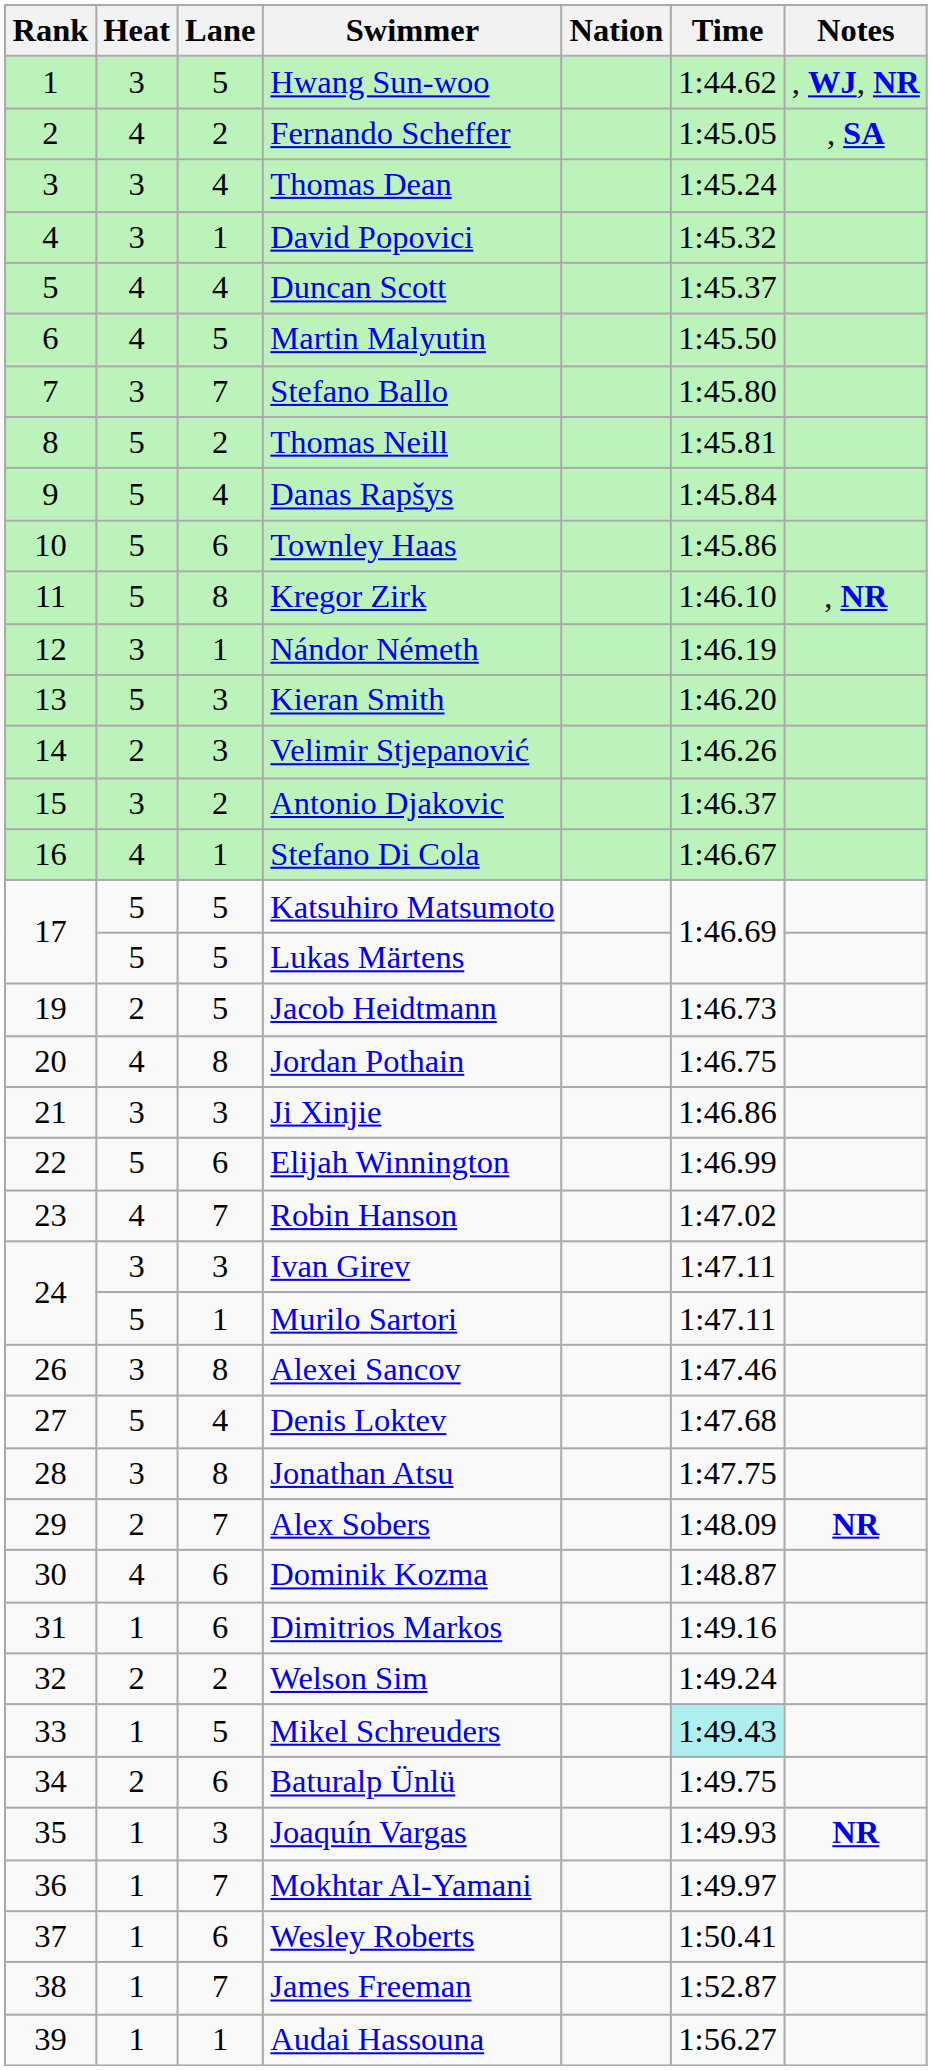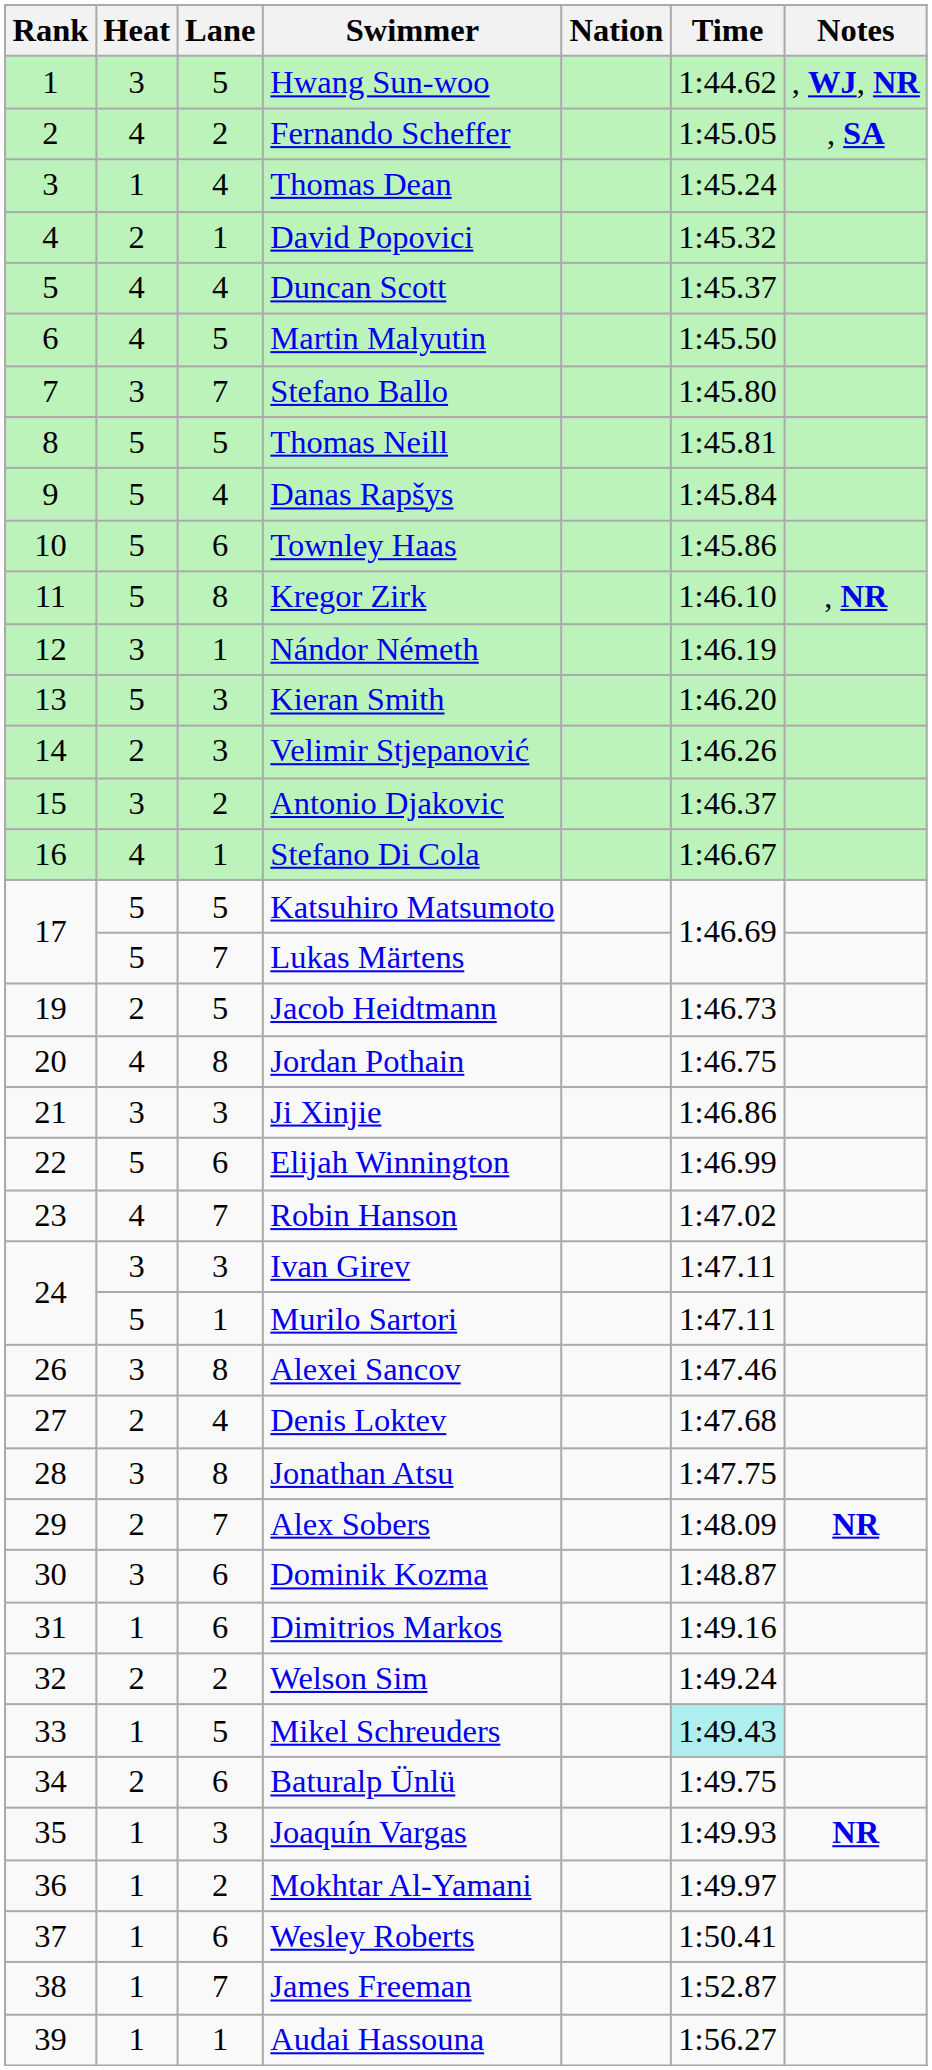(137, 184) 3 -> (137, 184) 1
(137, 236) 3 -> (137, 236) 2
(220, 442) 2 -> (220, 442) 5
(220, 957) 5 -> (220, 957) 7
(137, 1421) 5 -> (137, 1421) 2
(137, 1575) 4 -> (137, 1575) 3
(220, 1884) 7 -> (220, 1884) 2
